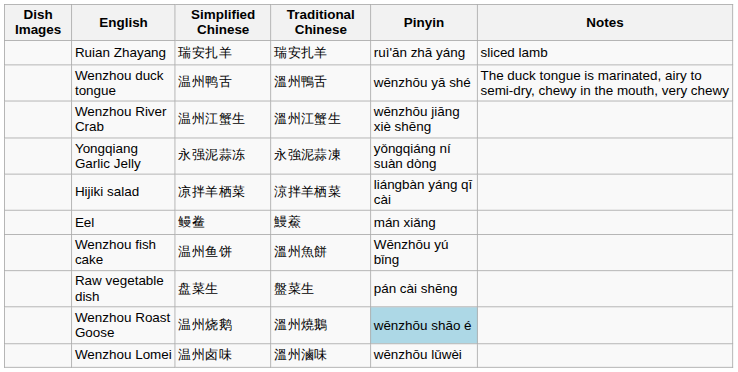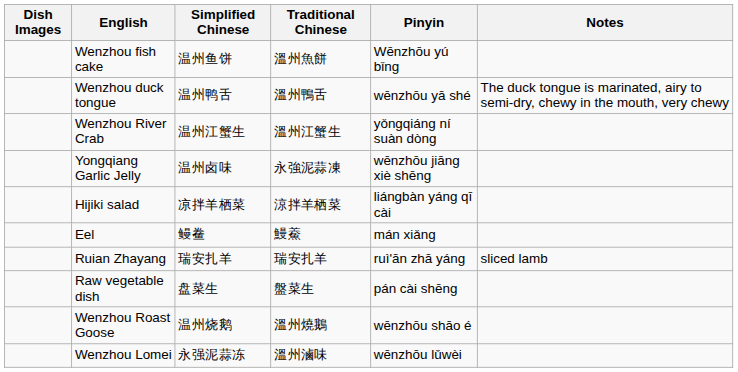rows swapped: (115, 252) <-> (120, 52)
(417, 119) wēnzhōu jiāng xiè shēng -> (412, 132) yǒngqiáng ní suàn dòng
(212, 155) 永强泥蒜冻 -> (205, 168) 温州卤味
(412, 155) yǒngqiáng ní suàn dòng -> (417, 168) wēnzhōu jiāng xiè shēng
(423, 325) lightblue background -> (423, 325) no background
(205, 355) 温州卤味 -> (212, 355) 永强泥蒜冻
